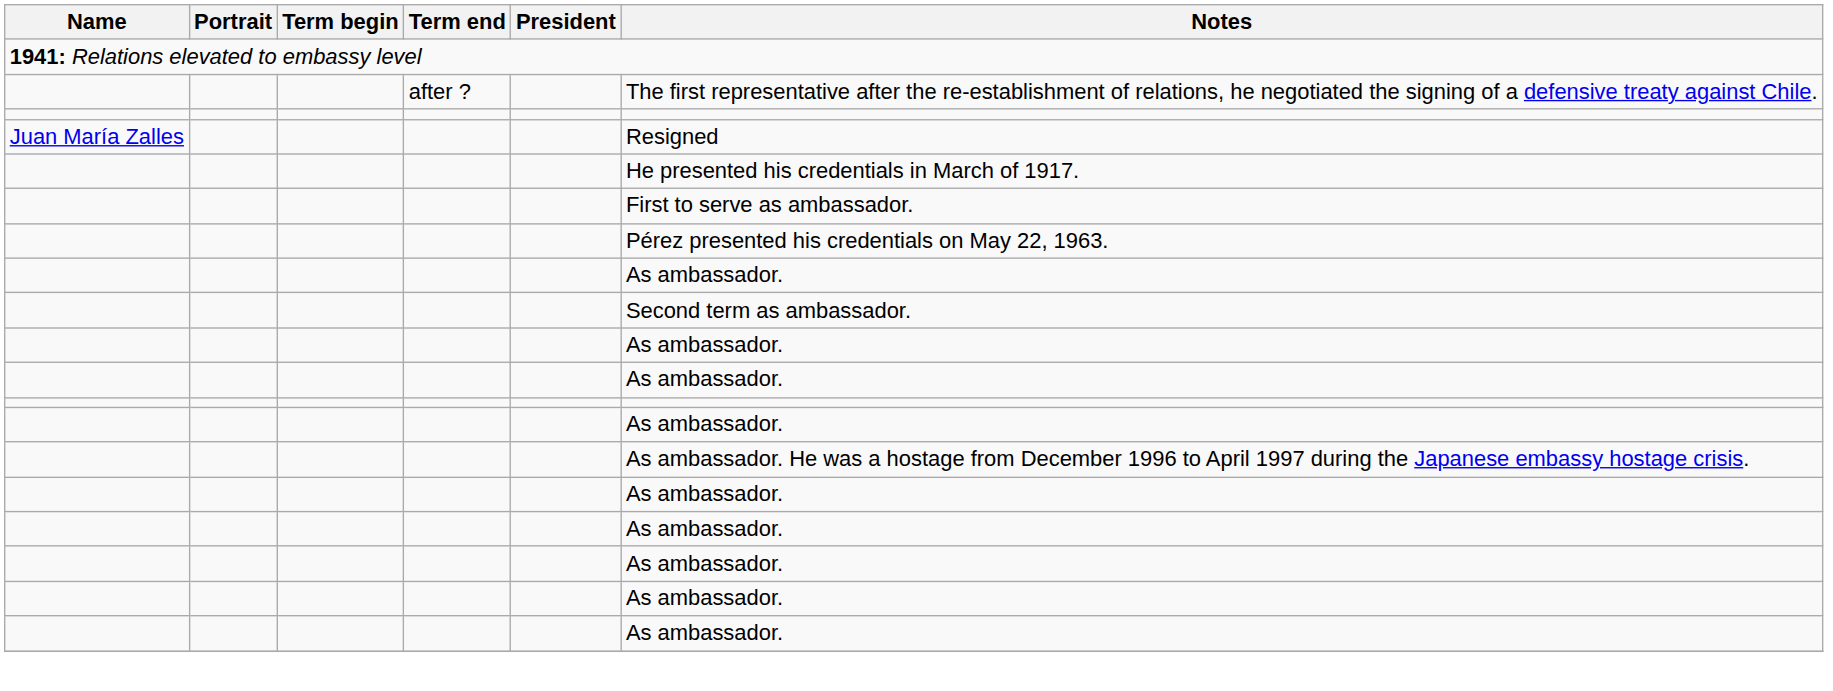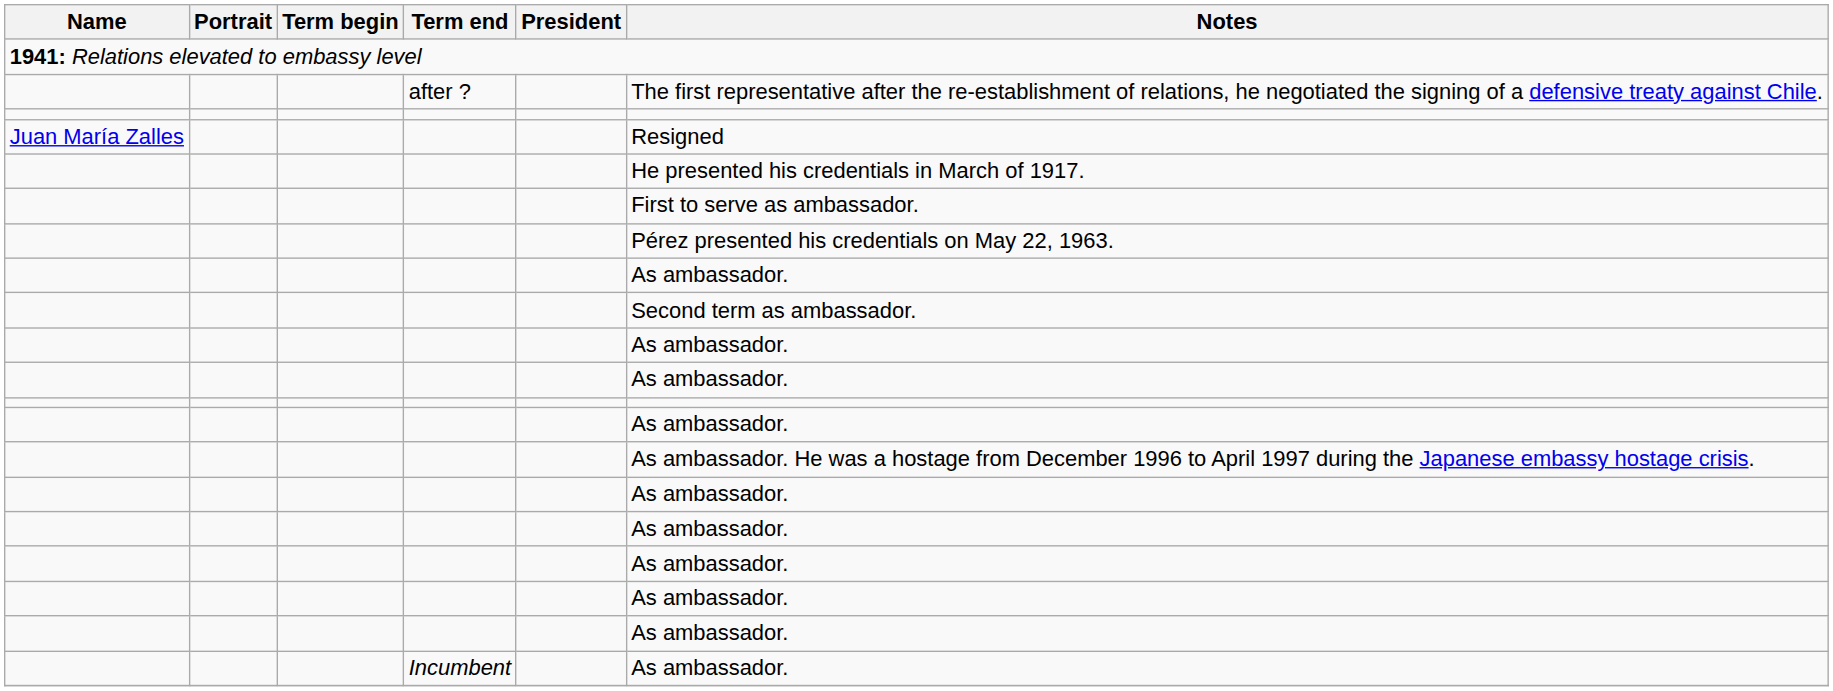+ row: (97, 668)
